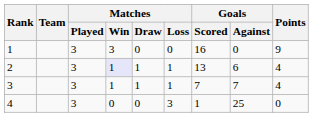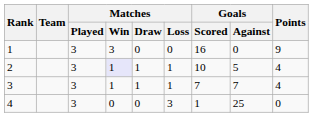(200, 67) 13 -> (200, 67) 10
(236, 67) 6 -> (236, 67) 5
